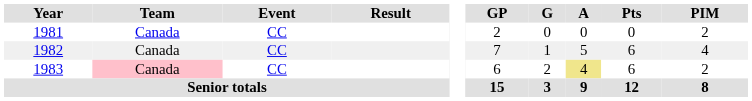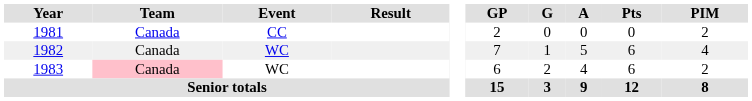(277, 50) CC -> (277, 50) WC
(277, 69) CC -> (277, 69) WC
(584, 69) khaki background -> (584, 69) no background
